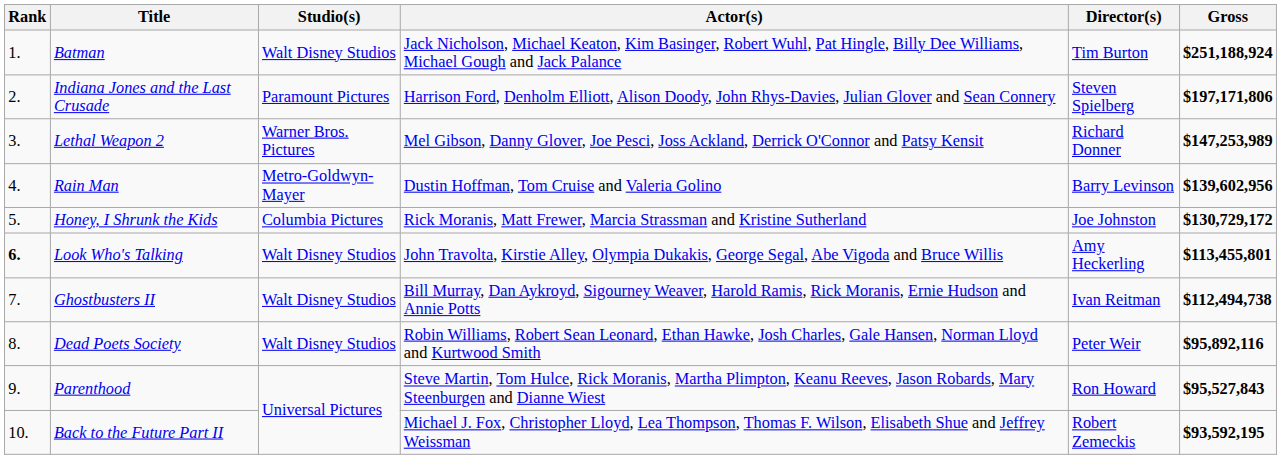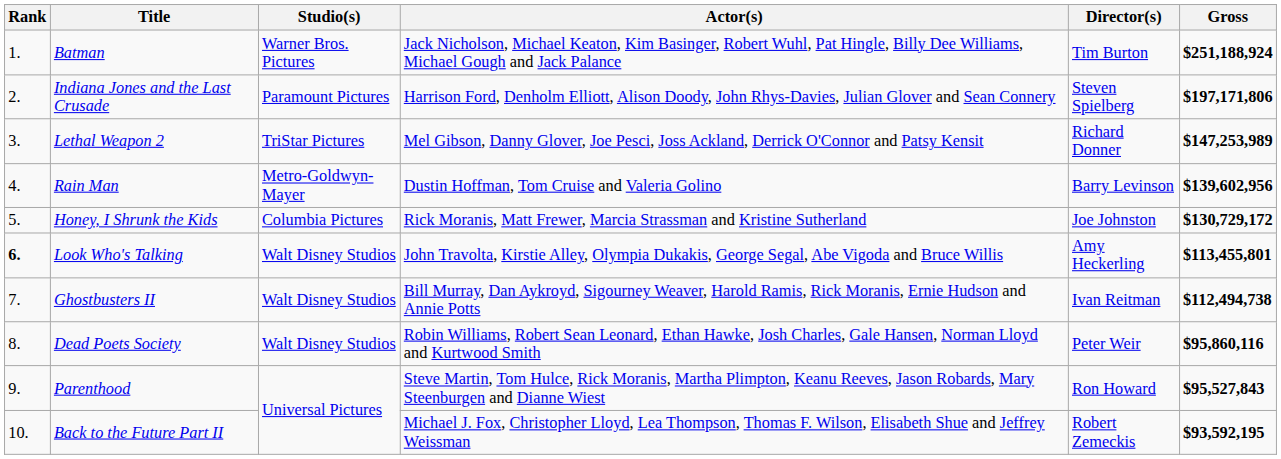(329, 52) Walt Disney Studios -> (305, 52) Warner Bros. Pictures
(305, 140) Warner Bros. Pictures -> (313, 140) TriStar Pictures
(1223, 343) $95,892,116 -> (1223, 343) $95,860,116
